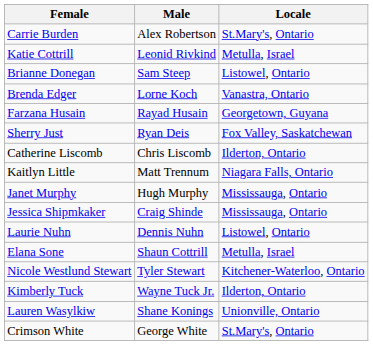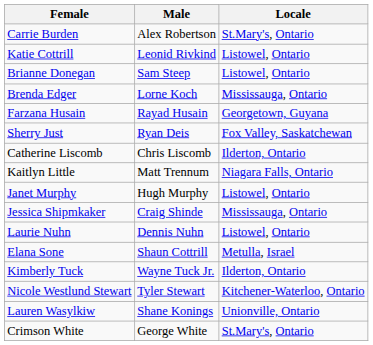(258, 53) Metulla, Israel -> (266, 53) Listowel, Ontario
(265, 93) Vanastra, Ontario -> (274, 93) Mississauga, Ontario
(274, 192) Mississauga, Ontario -> (266, 192) Listowel, Ontario
rows swapped: (45, 291) <-> (69, 271)
